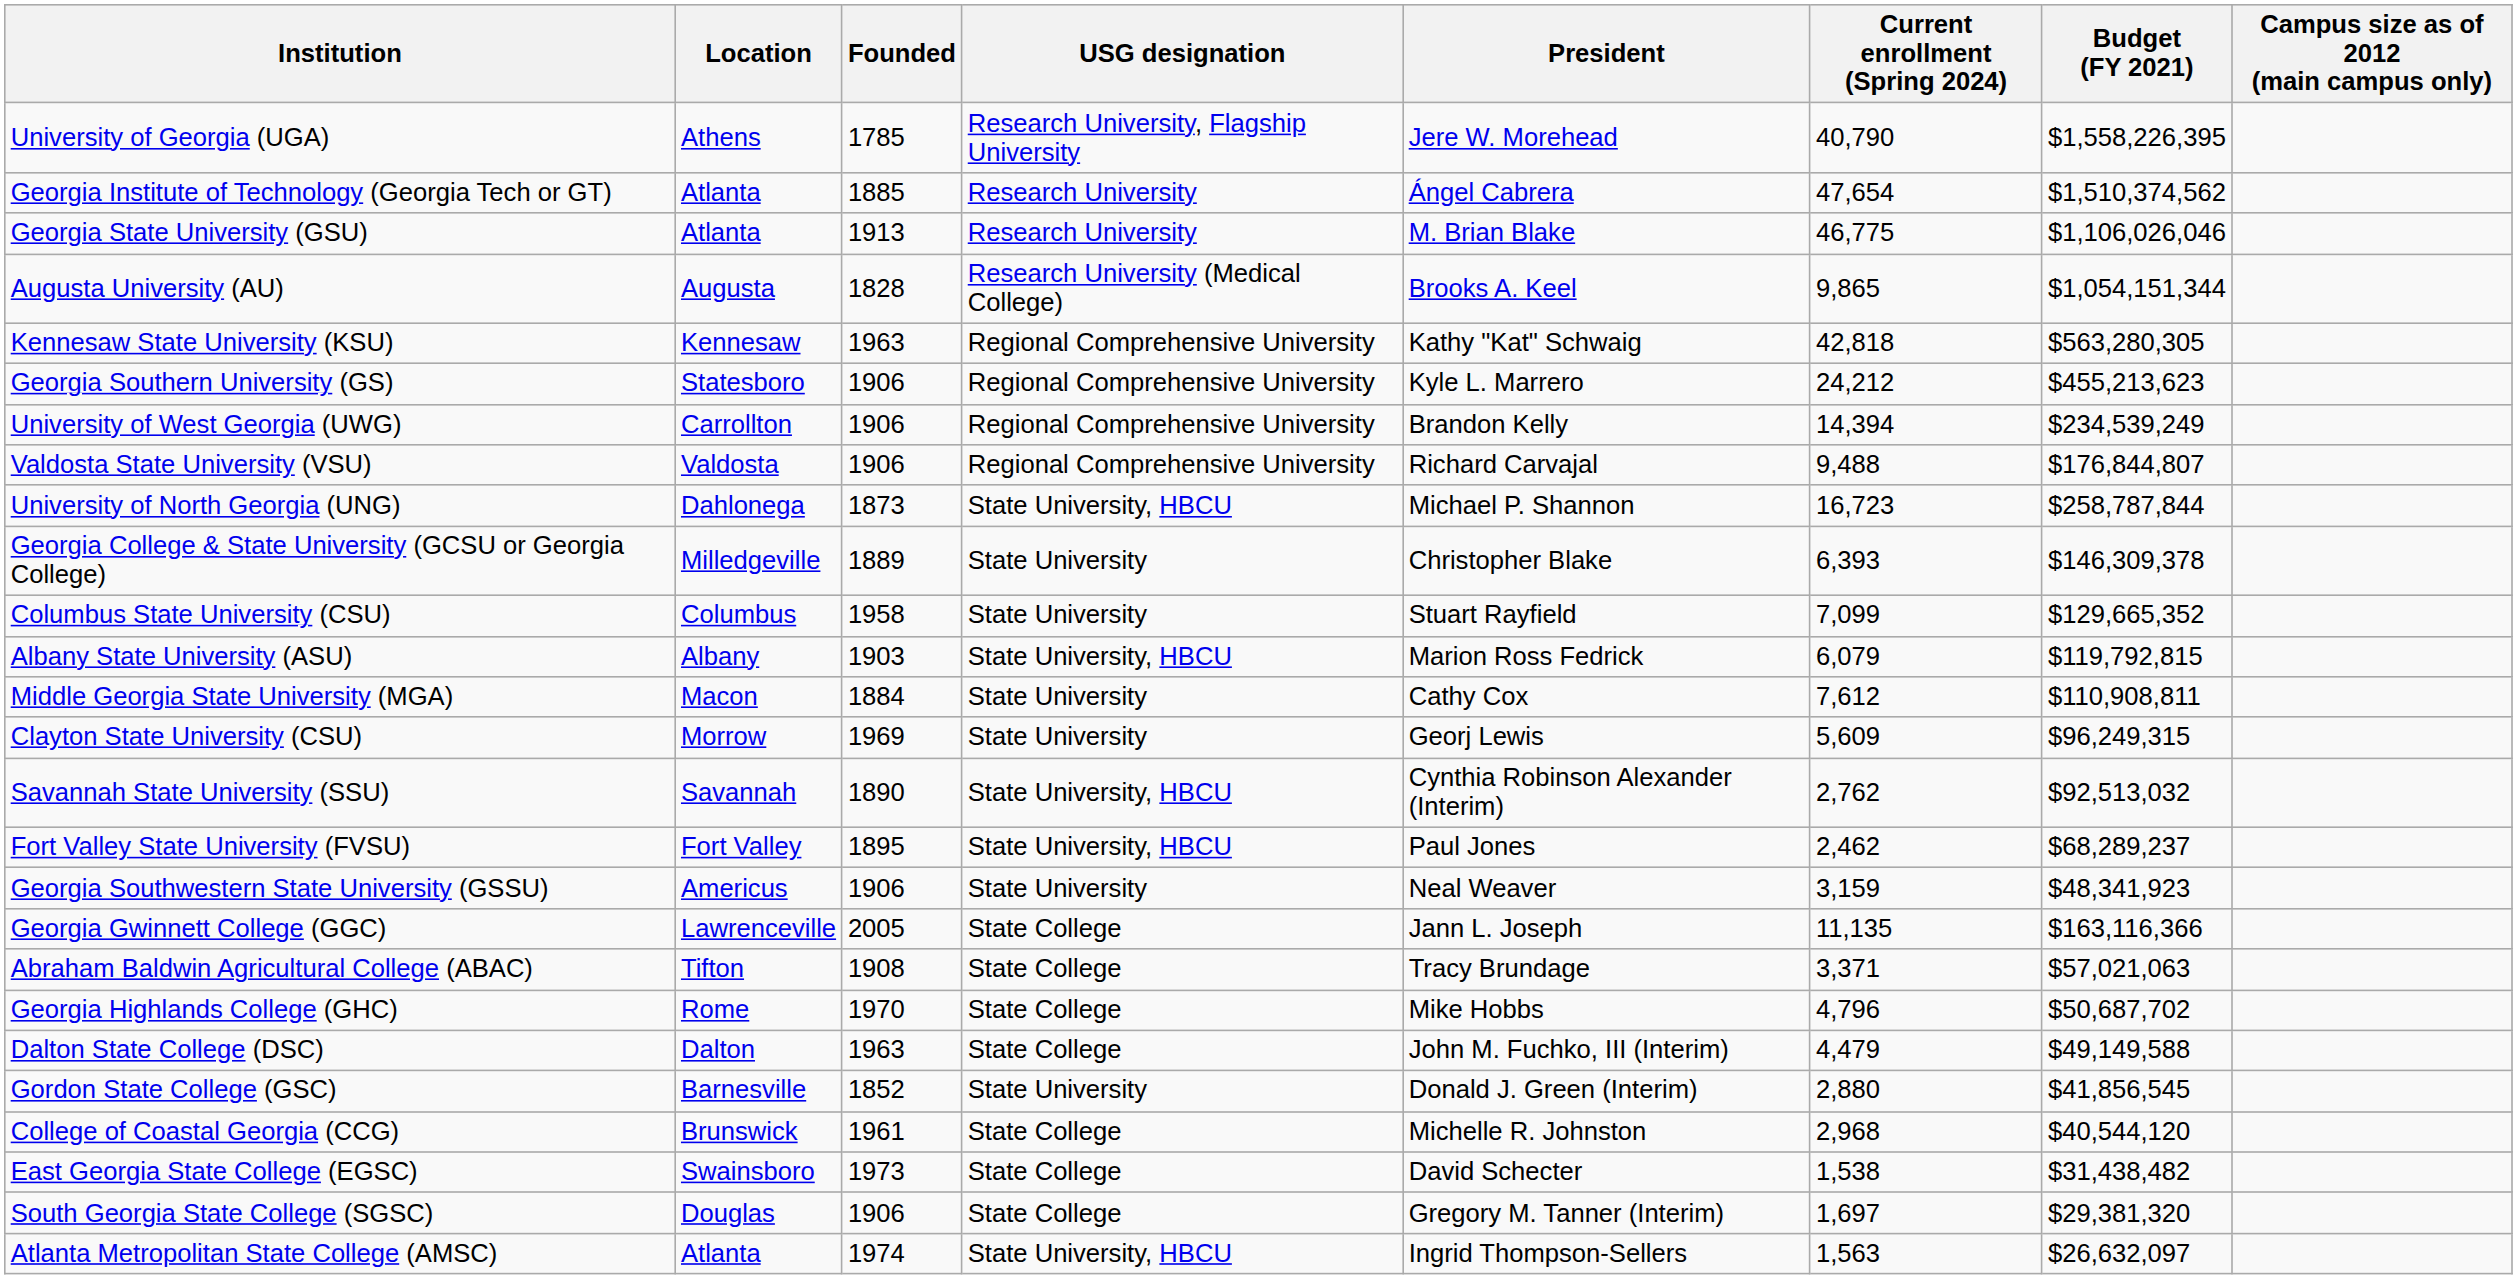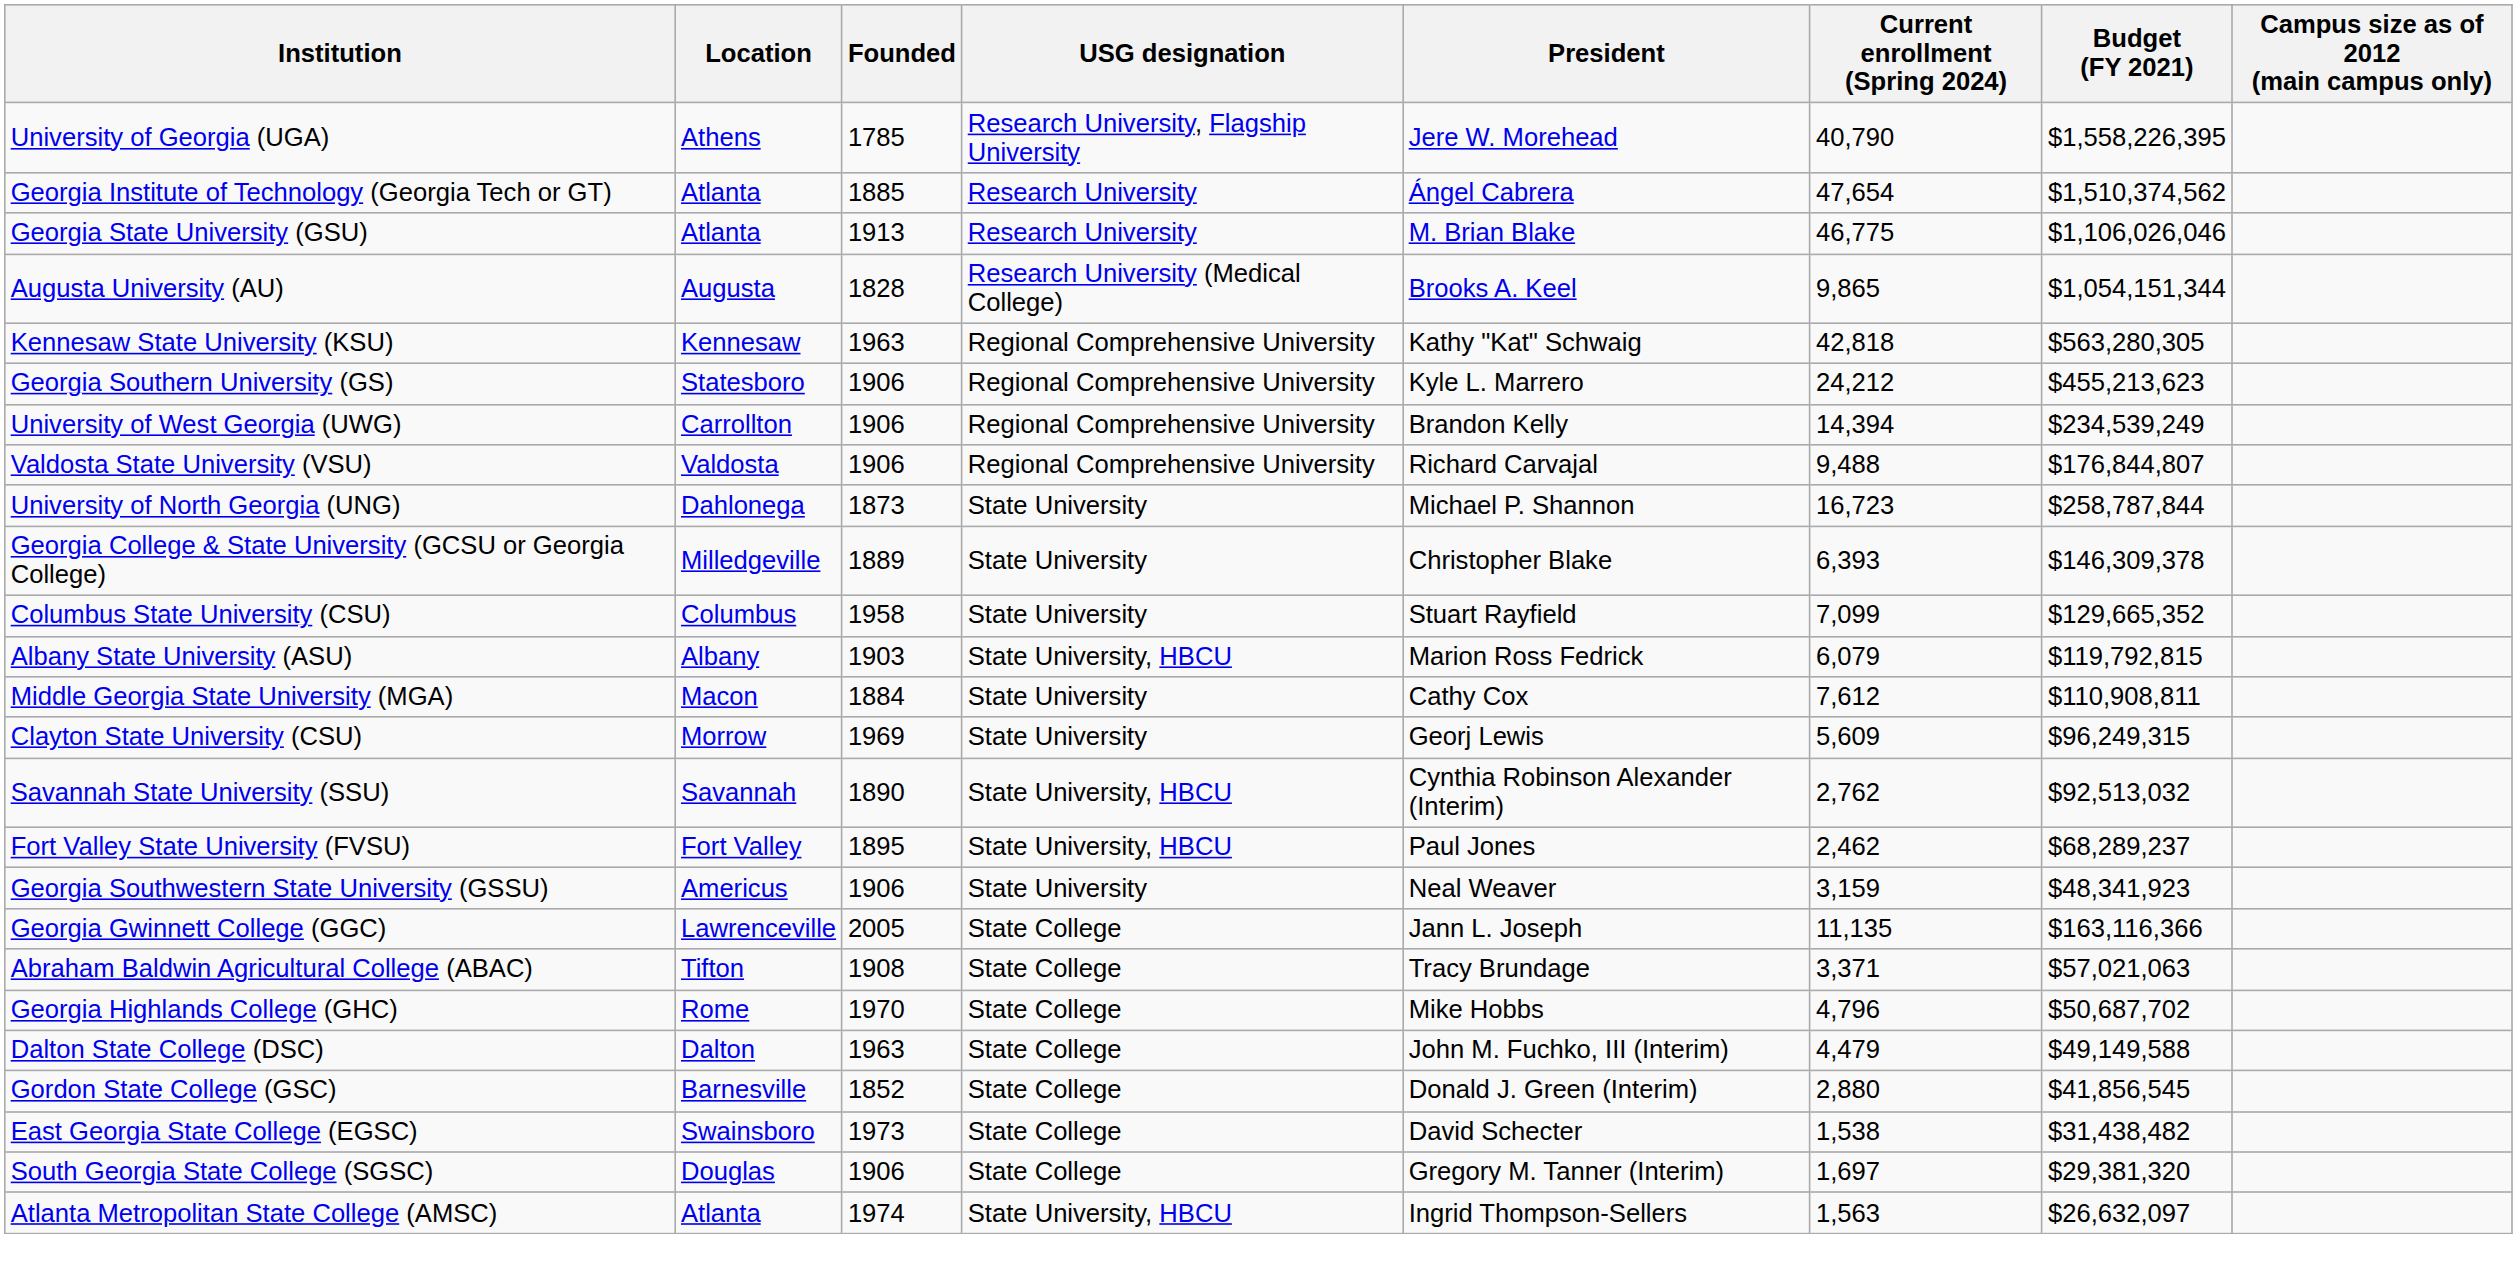(1100, 505) State University, HBCU -> (1057, 505) State University
(1057, 1090) State University -> (1045, 1090) State College
- row: (205, 1131)
